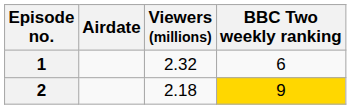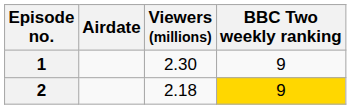(180, 63) 2.32 -> (180, 63) 2.30
(281, 63) 6 -> (281, 63) 9
